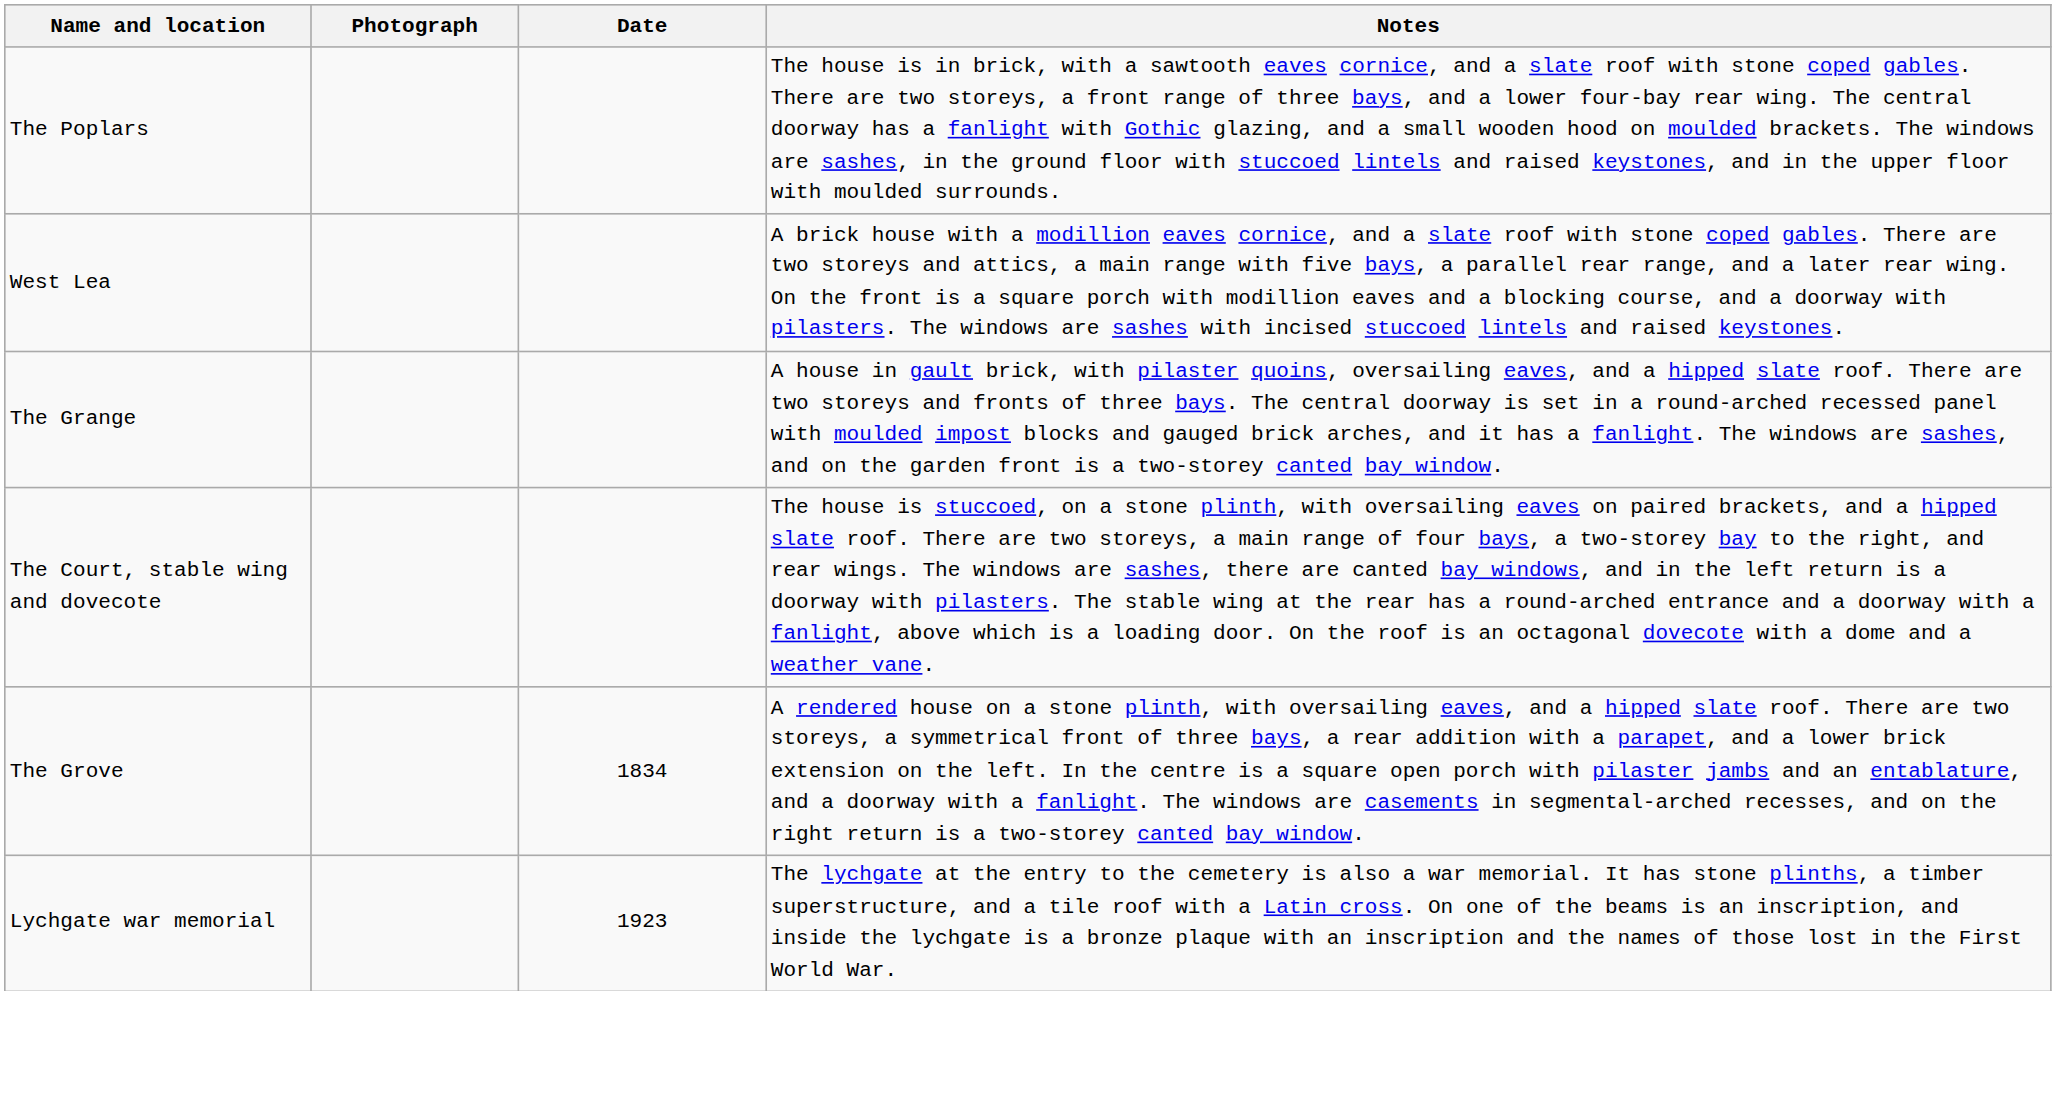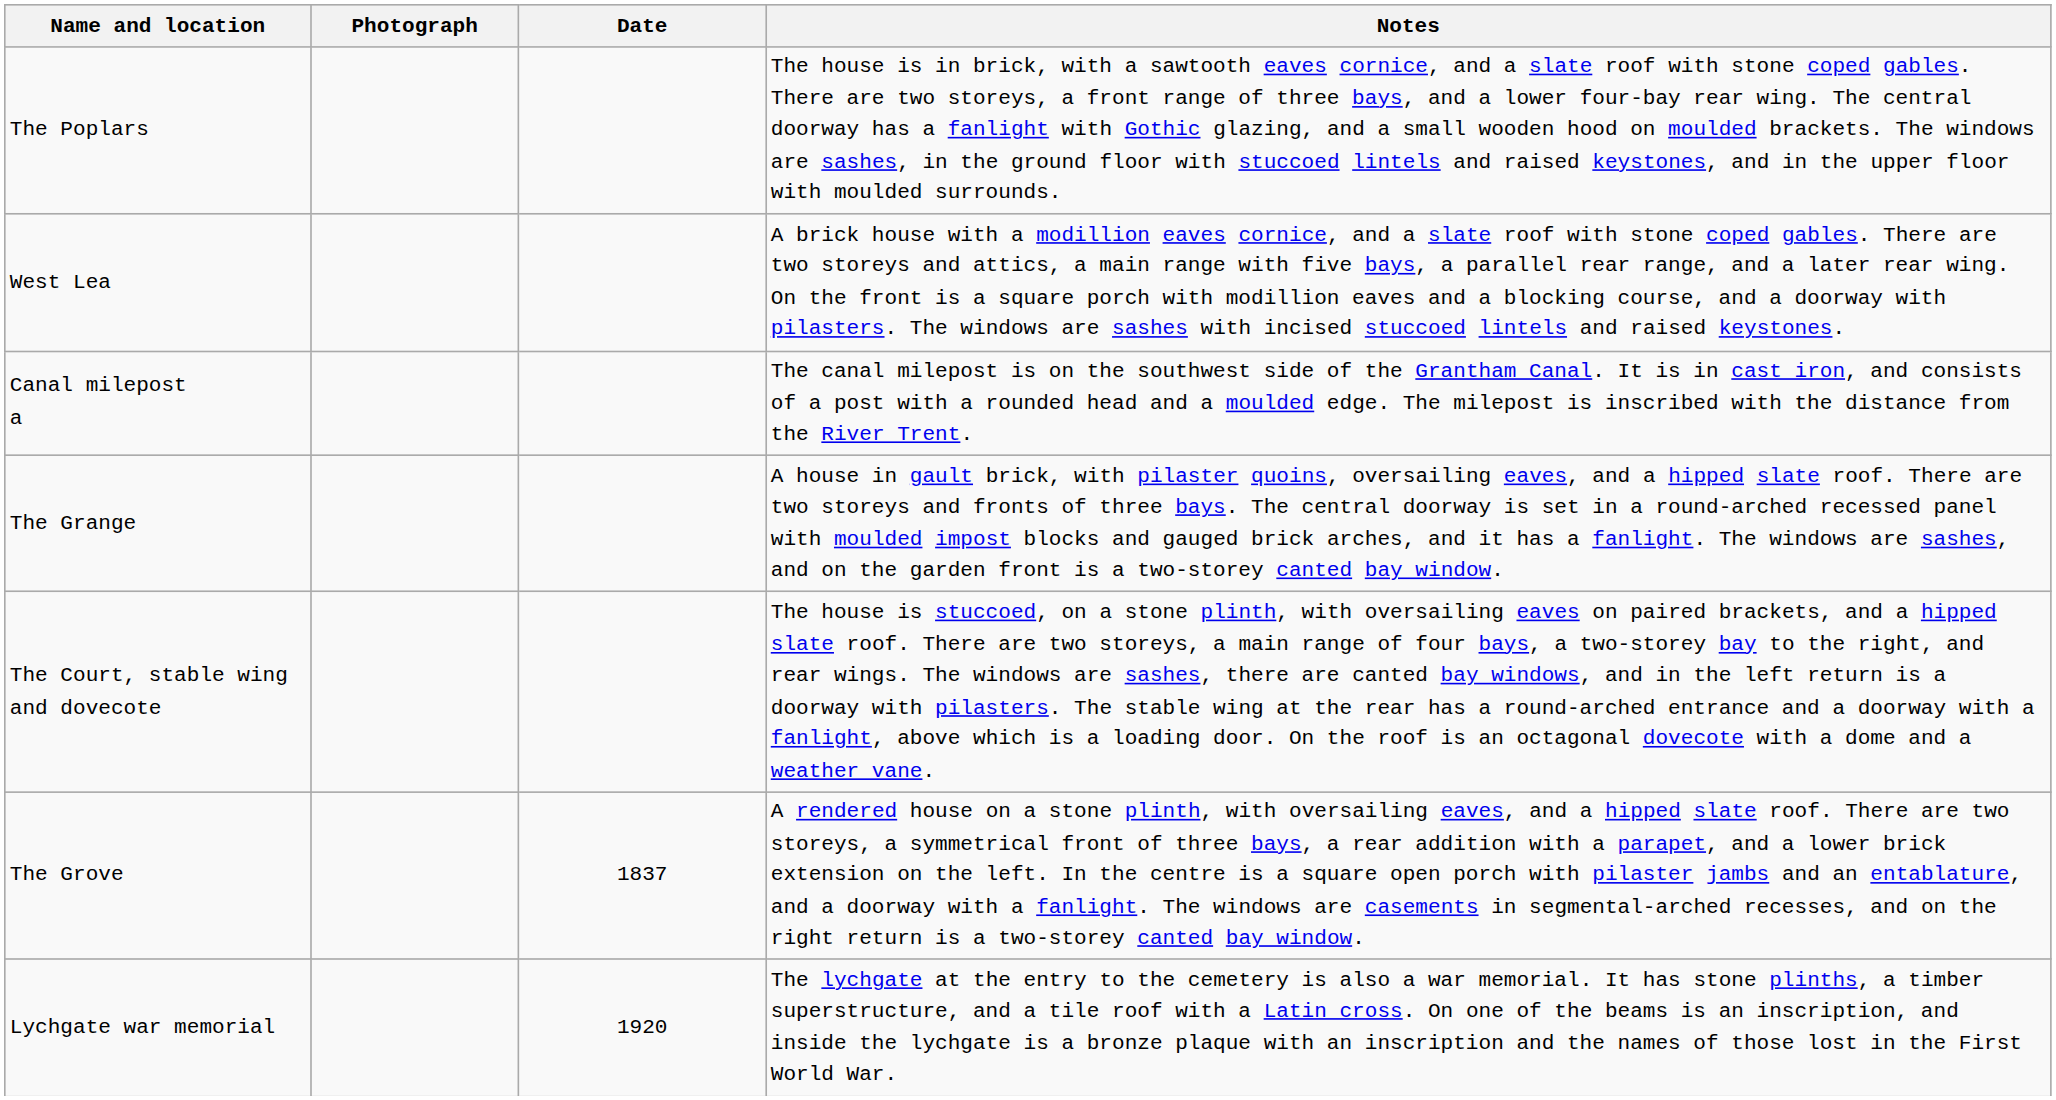+ row: (98, 402)
(642, 770) 1834 -> (642, 875) 1837
(642, 922) 1923 -> (642, 1027) 1920
